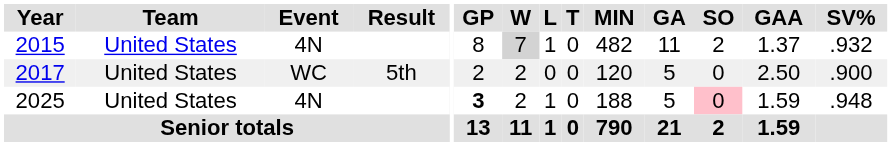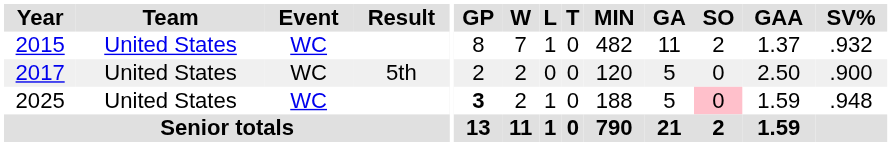(309, 45) 4N -> (309, 45) WC
(521, 45) lightgrey background -> (521, 45) no background
(309, 100) 4N -> (309, 100) WC
